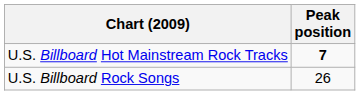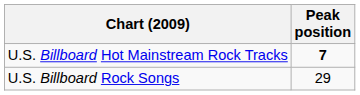(323, 78) 26 -> (323, 78) 29
